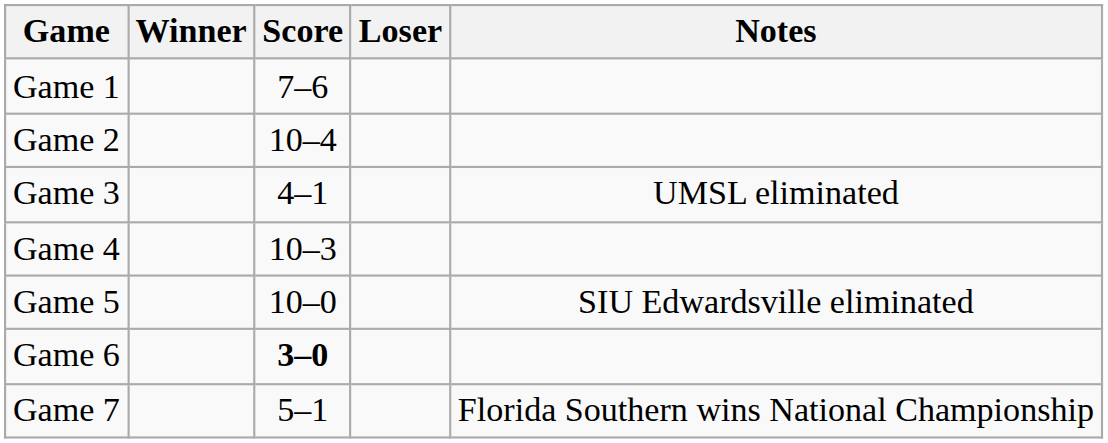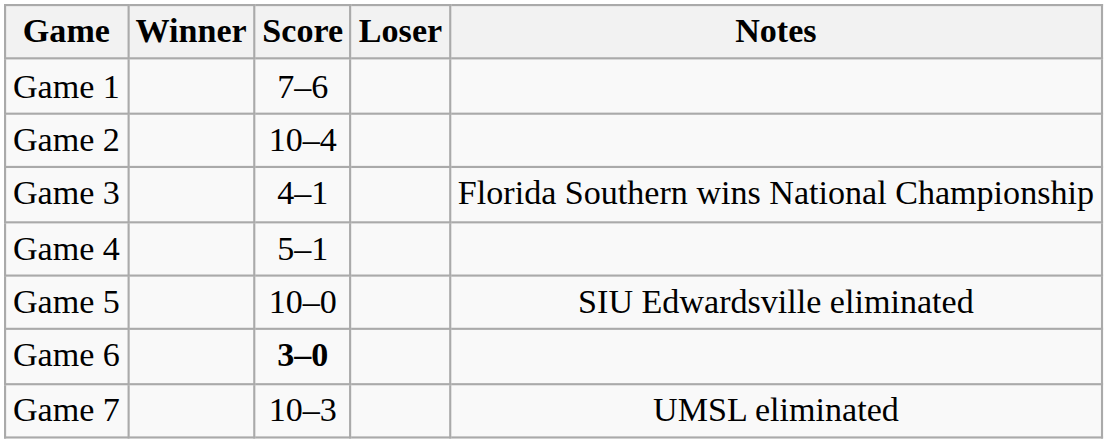(776, 193) UMSL eliminated -> (776, 193) Florida Southern wins National Championship
(303, 247) 10–3 -> (303, 247) 5–1
(303, 409) 5–1 -> (303, 409) 10–3
(776, 409) Florida Southern wins National Championship -> (776, 409) UMSL eliminated
